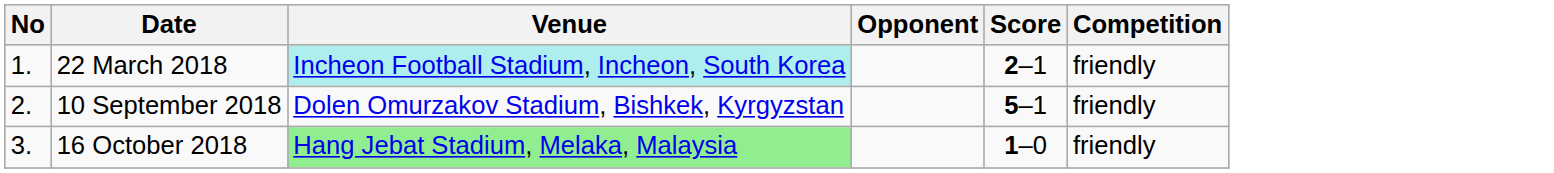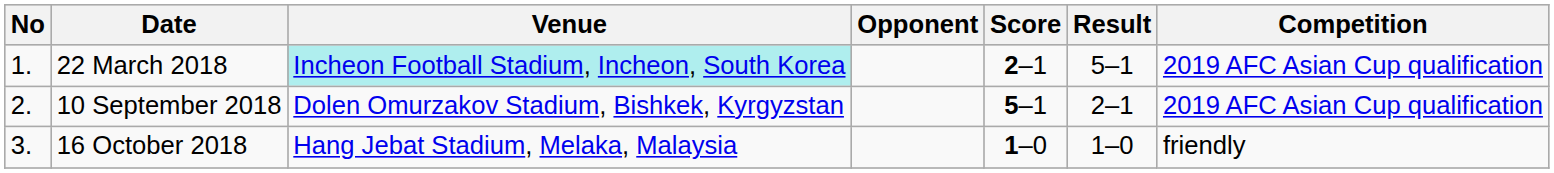+ column: (1112, 24)
(1114, 65) friendly -> (1353, 65) 2019 AFC Asian Cup qualification
(1114, 106) friendly -> (1353, 106) 2019 AFC Asian Cup qualification
(515, 146) lightgreen background -> (515, 146) no background
